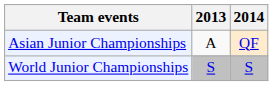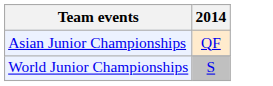- column: (211, 17)
